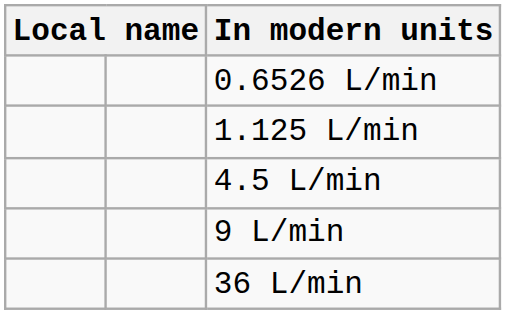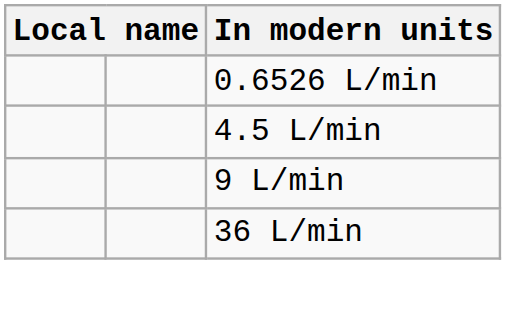- row: (316, 132)
